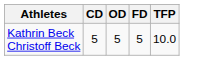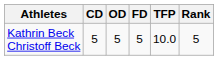+ column: (196, 14)
